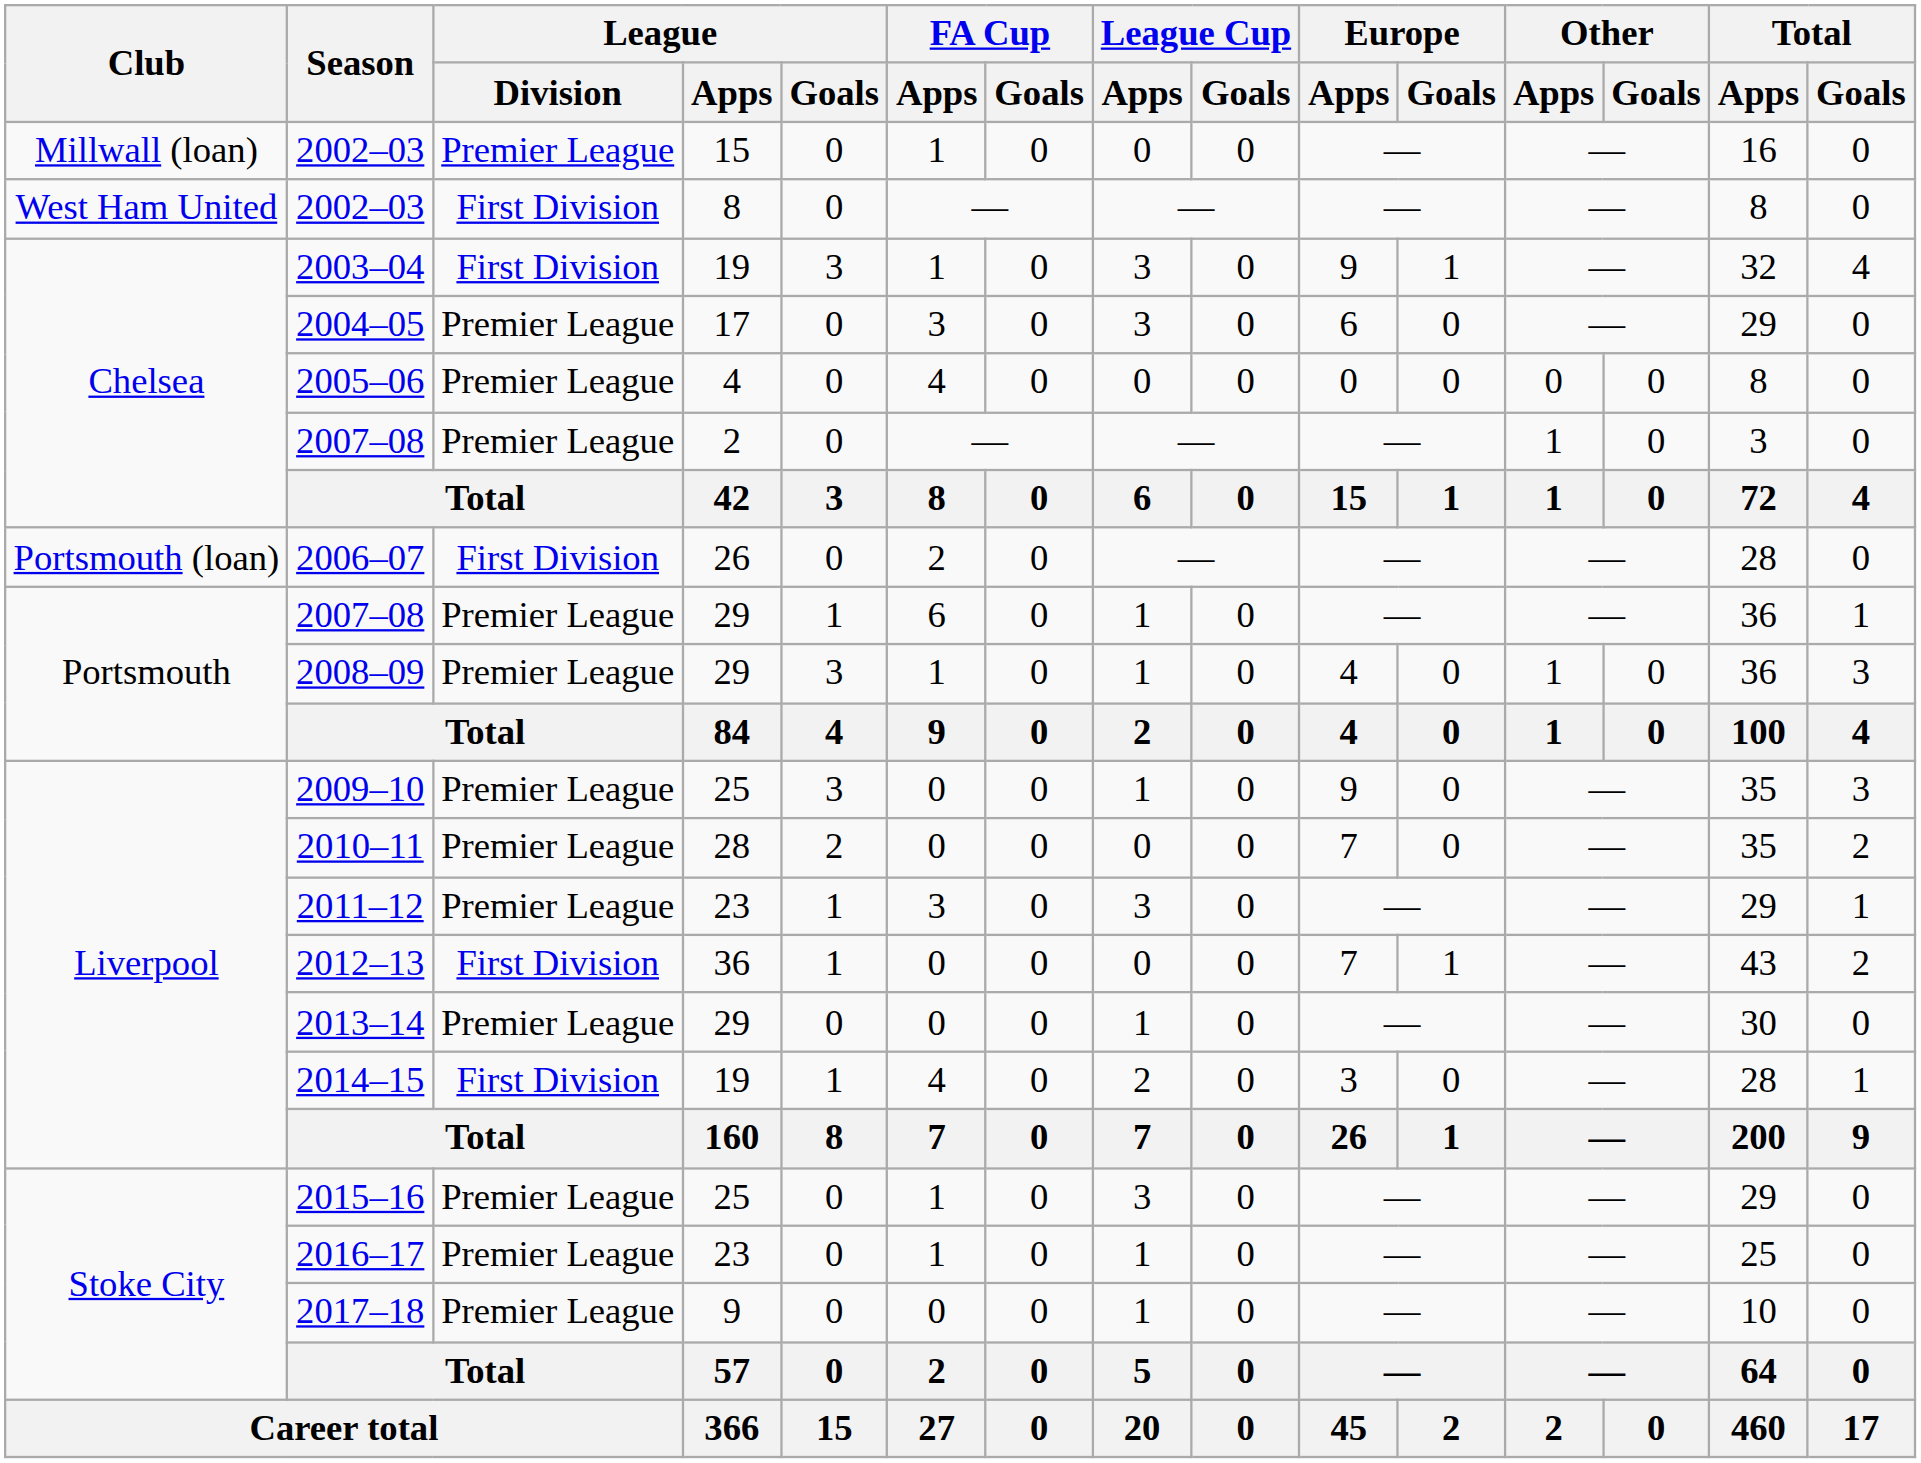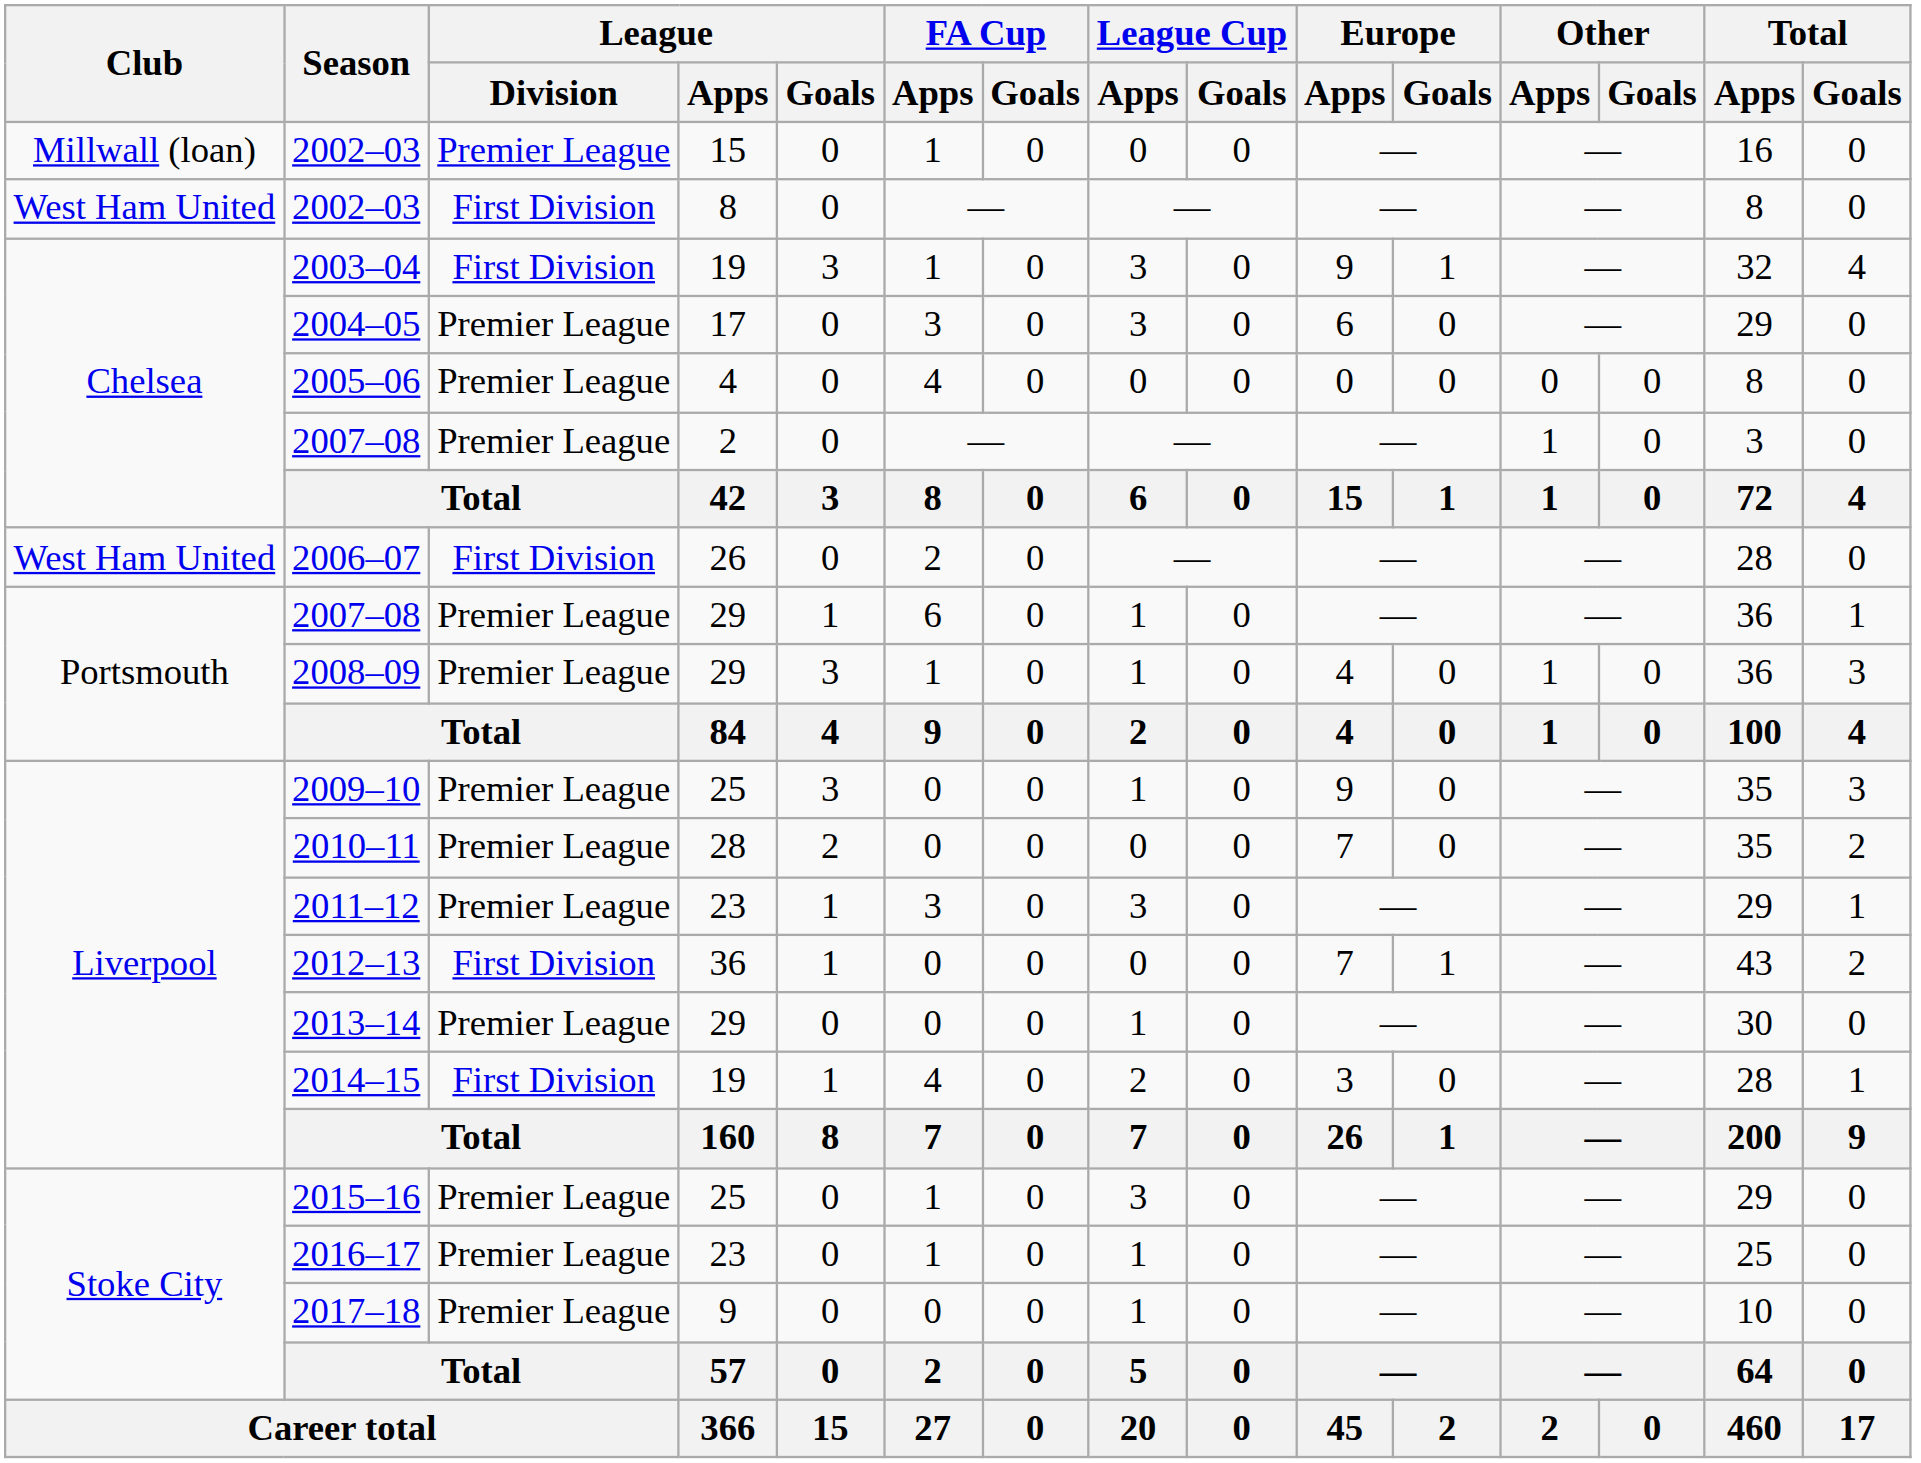(146, 556) Portsmouth (loan) -> (144, 556) West Ham United
